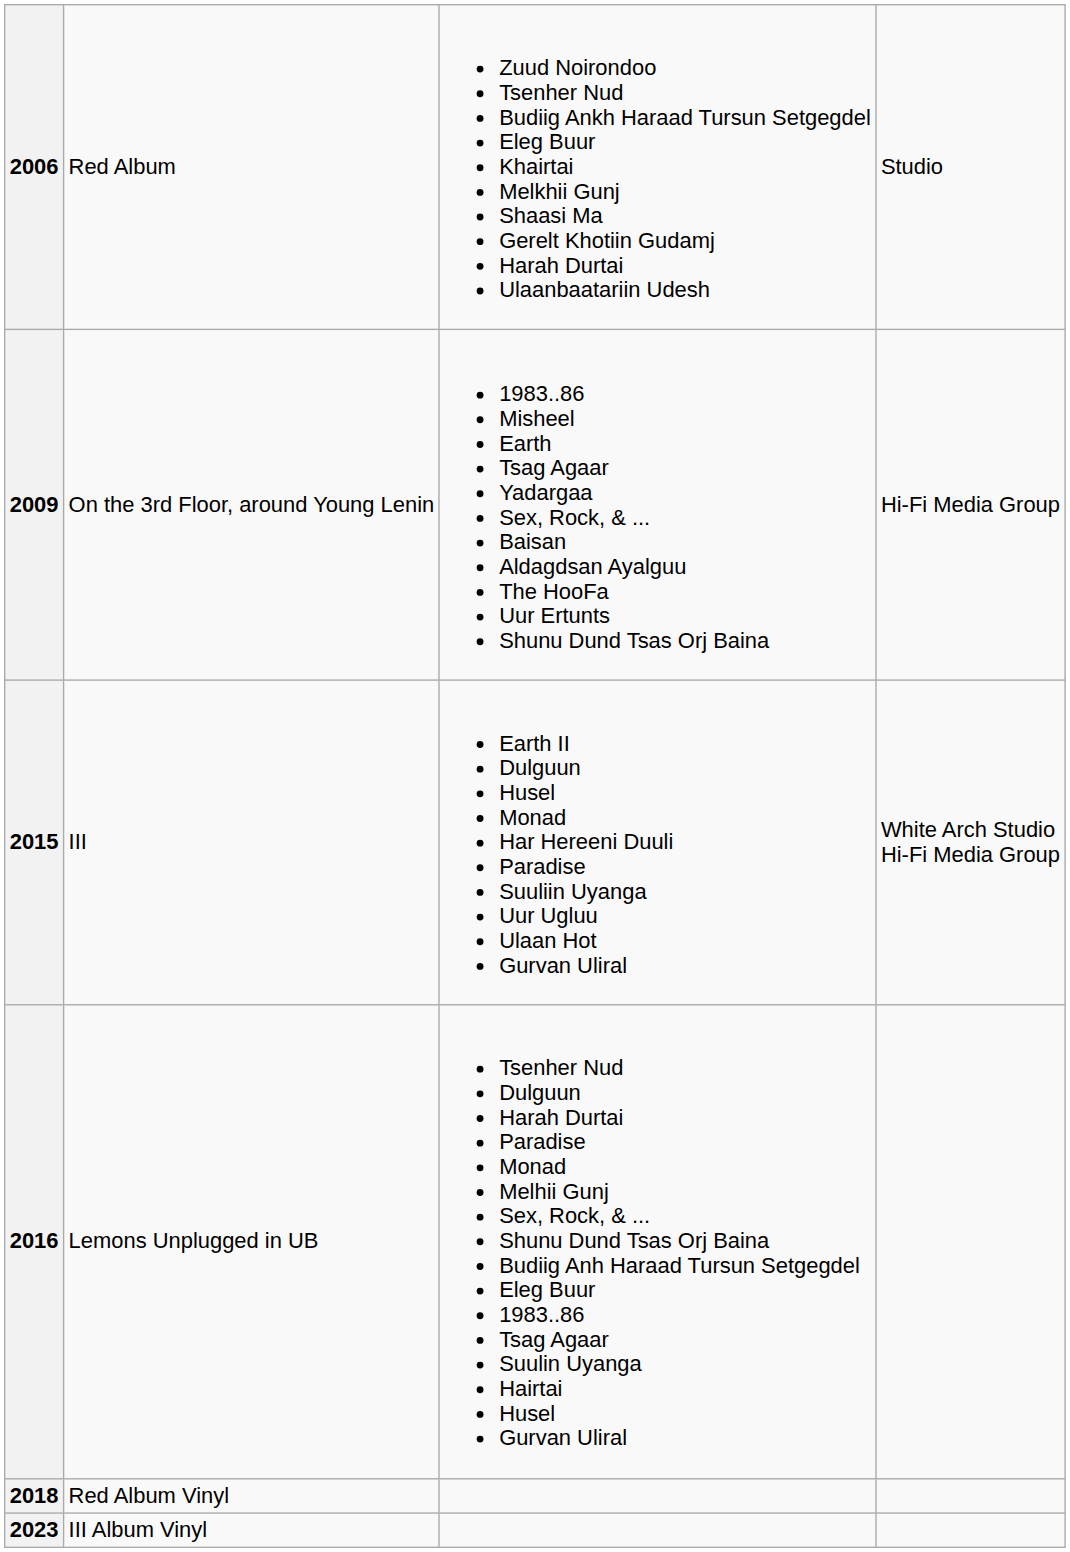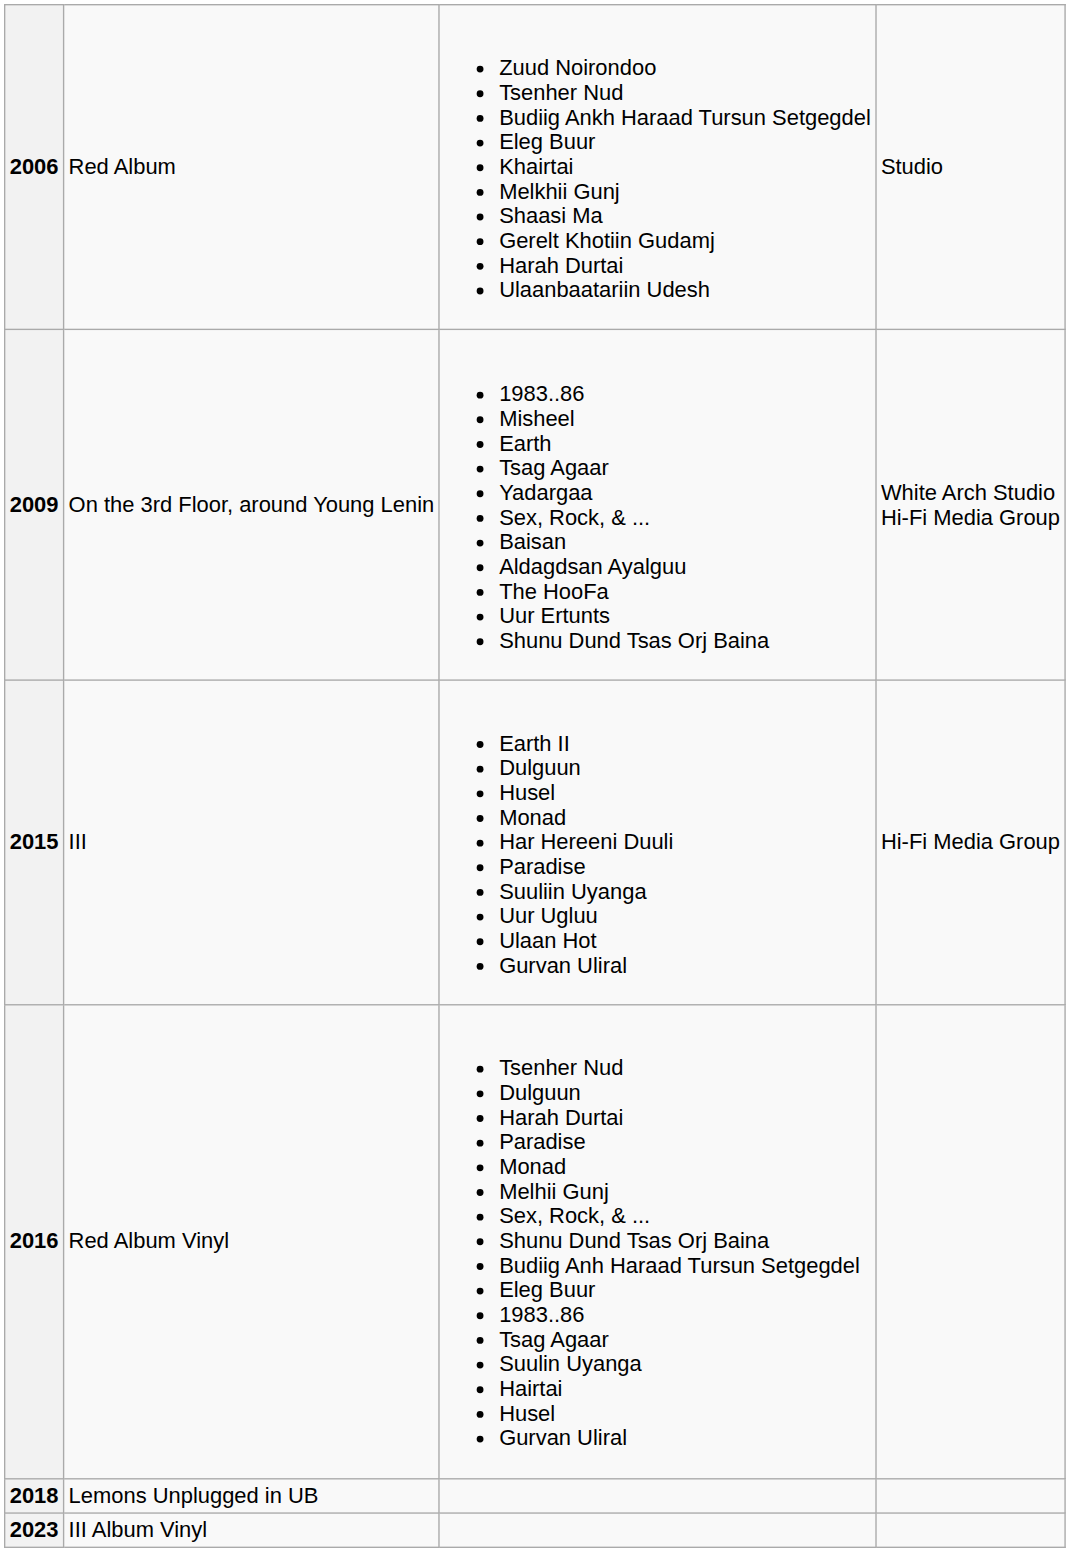(970, 504) Hi-Fi Media Group -> (970, 504) White Arch Studio Hi-Fi Media Group
(970, 842) White Arch Studio Hi-Fi Media Group -> (970, 842) Hi-Fi Media Group
(194, 1241) Lemons Unplugged in UB -> (149, 1241) Red Album Vinyl
(149, 1495) Red Album Vinyl -> (194, 1495) Lemons Unplugged in UB
